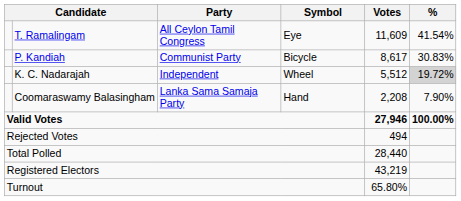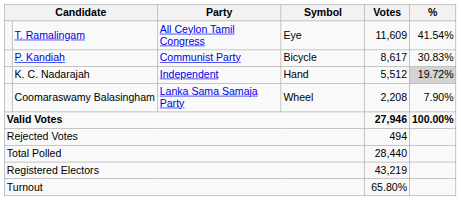(298, 74) Wheel -> (296, 74) Hand
(296, 97) Hand -> (298, 97) Wheel
